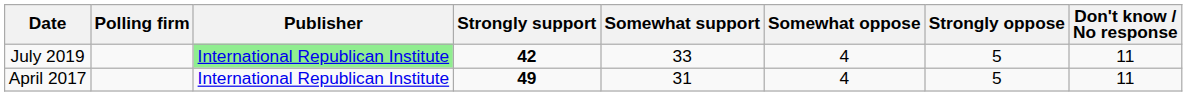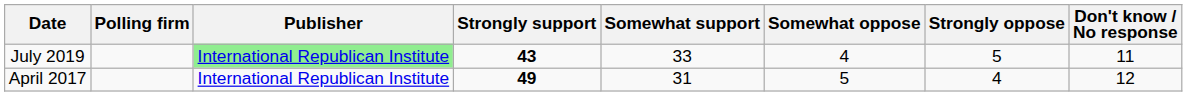(527, 56) 42 -> (527, 56) 43
(844, 79) 4 -> (844, 79) 5
(997, 79) 5 -> (997, 79) 4
(1125, 79) 11 -> (1125, 79) 12
